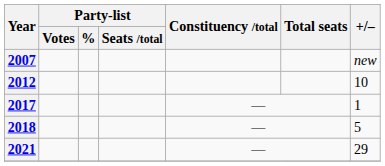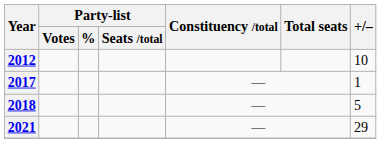- row: (22, 60)
